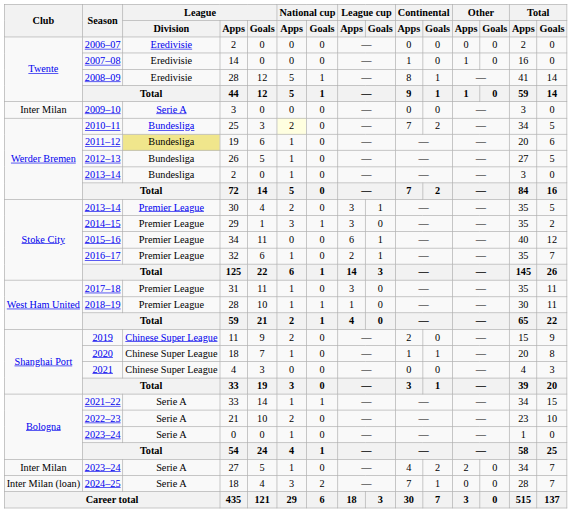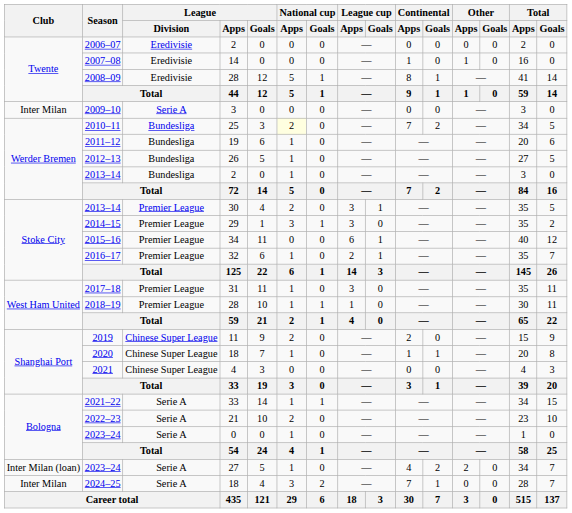(171, 142) khaki background -> (171, 142) no background
(43, 467) Inter Milan -> (43, 467) Inter Milan (loan)
(43, 483) Inter Milan (loan) -> (43, 483) Inter Milan
